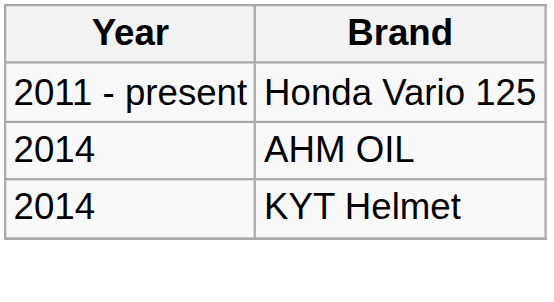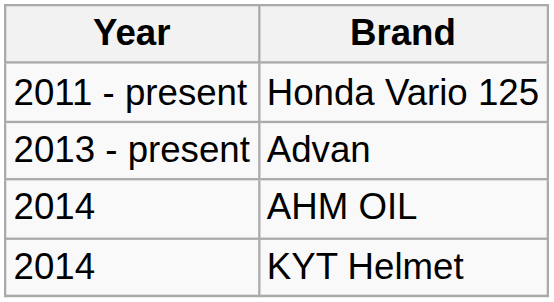+ row: (319, 149)
